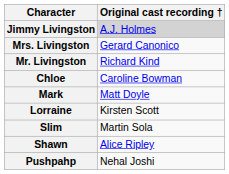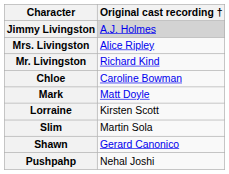(140, 45) Gerard Canonico -> (127, 45) Alice Ripley
(127, 144) Alice Ripley -> (140, 144) Gerard Canonico
